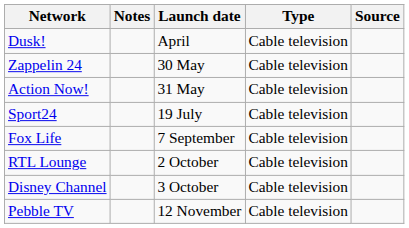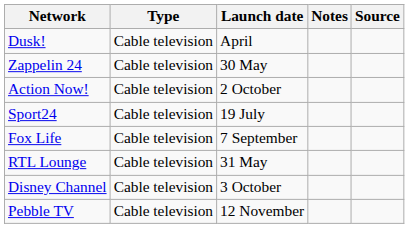columns swapped: (298, 16) <-> (132, 16)
(181, 89) 31 May -> (251, 89) 2 October
(188, 162) 2 October -> (244, 162) 31 May
